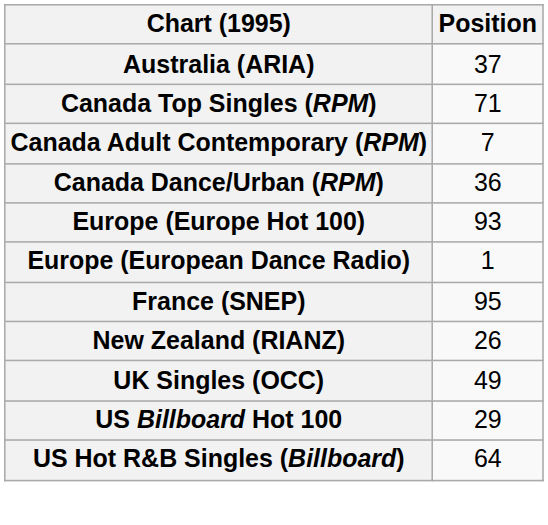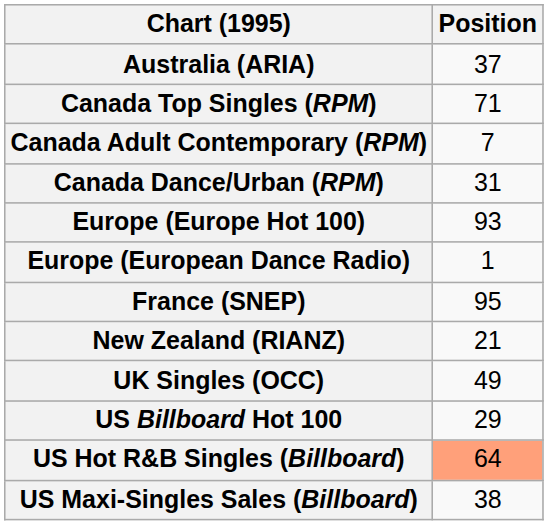(488, 182) 36 -> (488, 182) 31
(488, 340) 26 -> (488, 340) 21
(488, 459) no background -> (488, 459) lightsalmon background
+ row: (219, 499)
